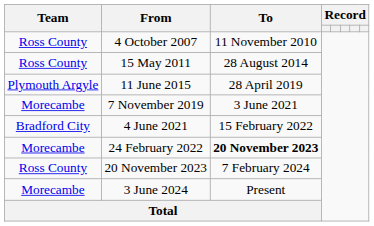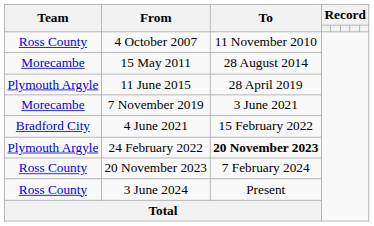(53, 63) Ross County -> (53, 63) Morecambe
(53, 147) Morecambe -> (53, 147) Plymouth Argyle
(53, 189) Morecambe -> (53, 189) Ross County
